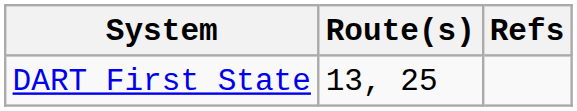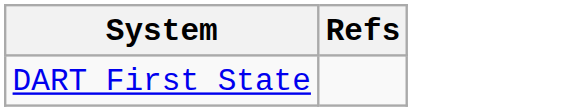- column: (400, 31)
